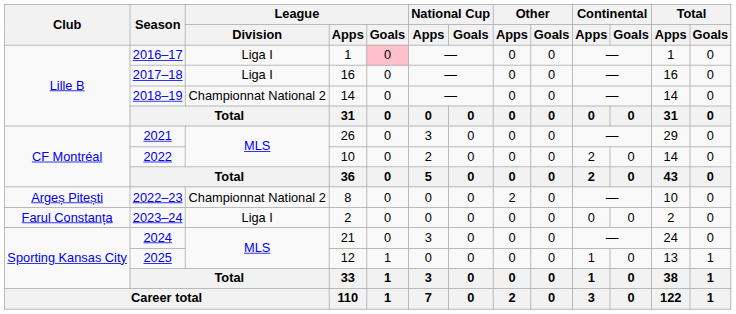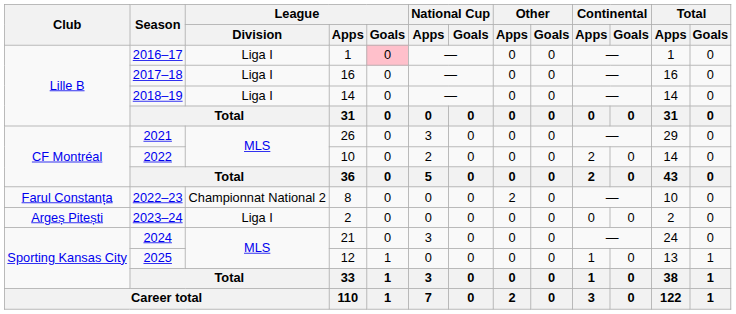(257, 95) Championnat National 2 -> (257, 95) Liga I
(67, 197) Argeș Pitești -> (67, 197) Farul Constanța
(67, 217) Farul Constanța -> (67, 217) Argeș Pitești
